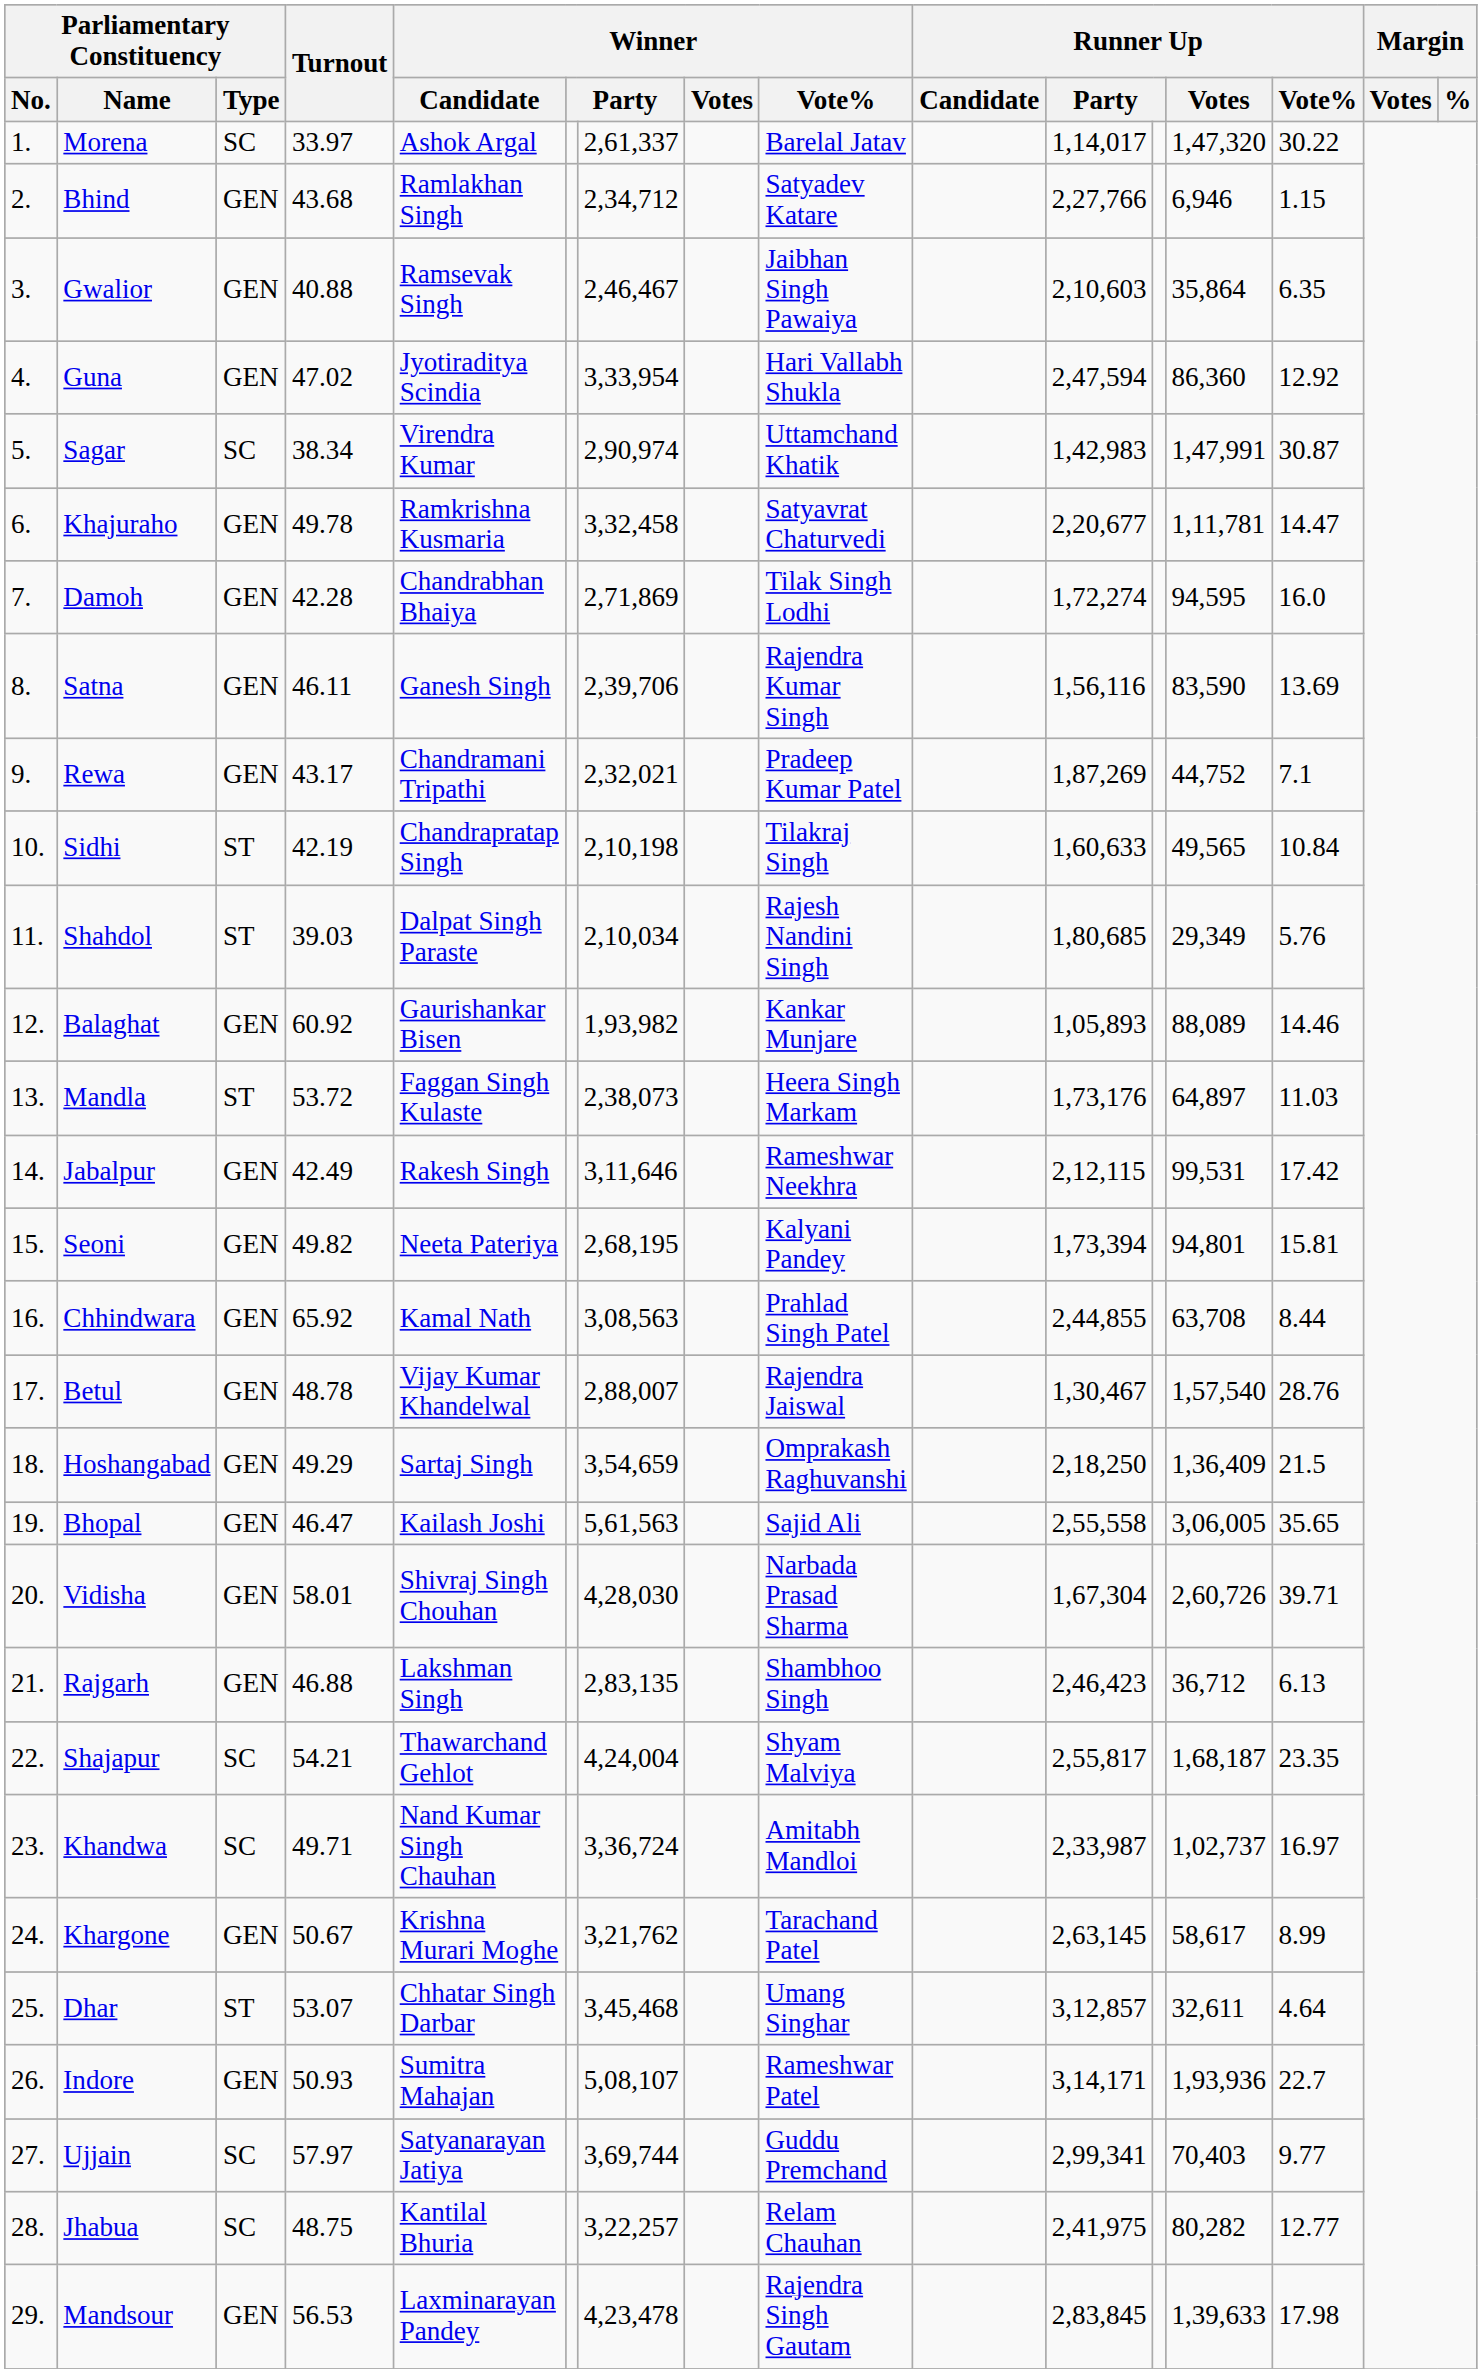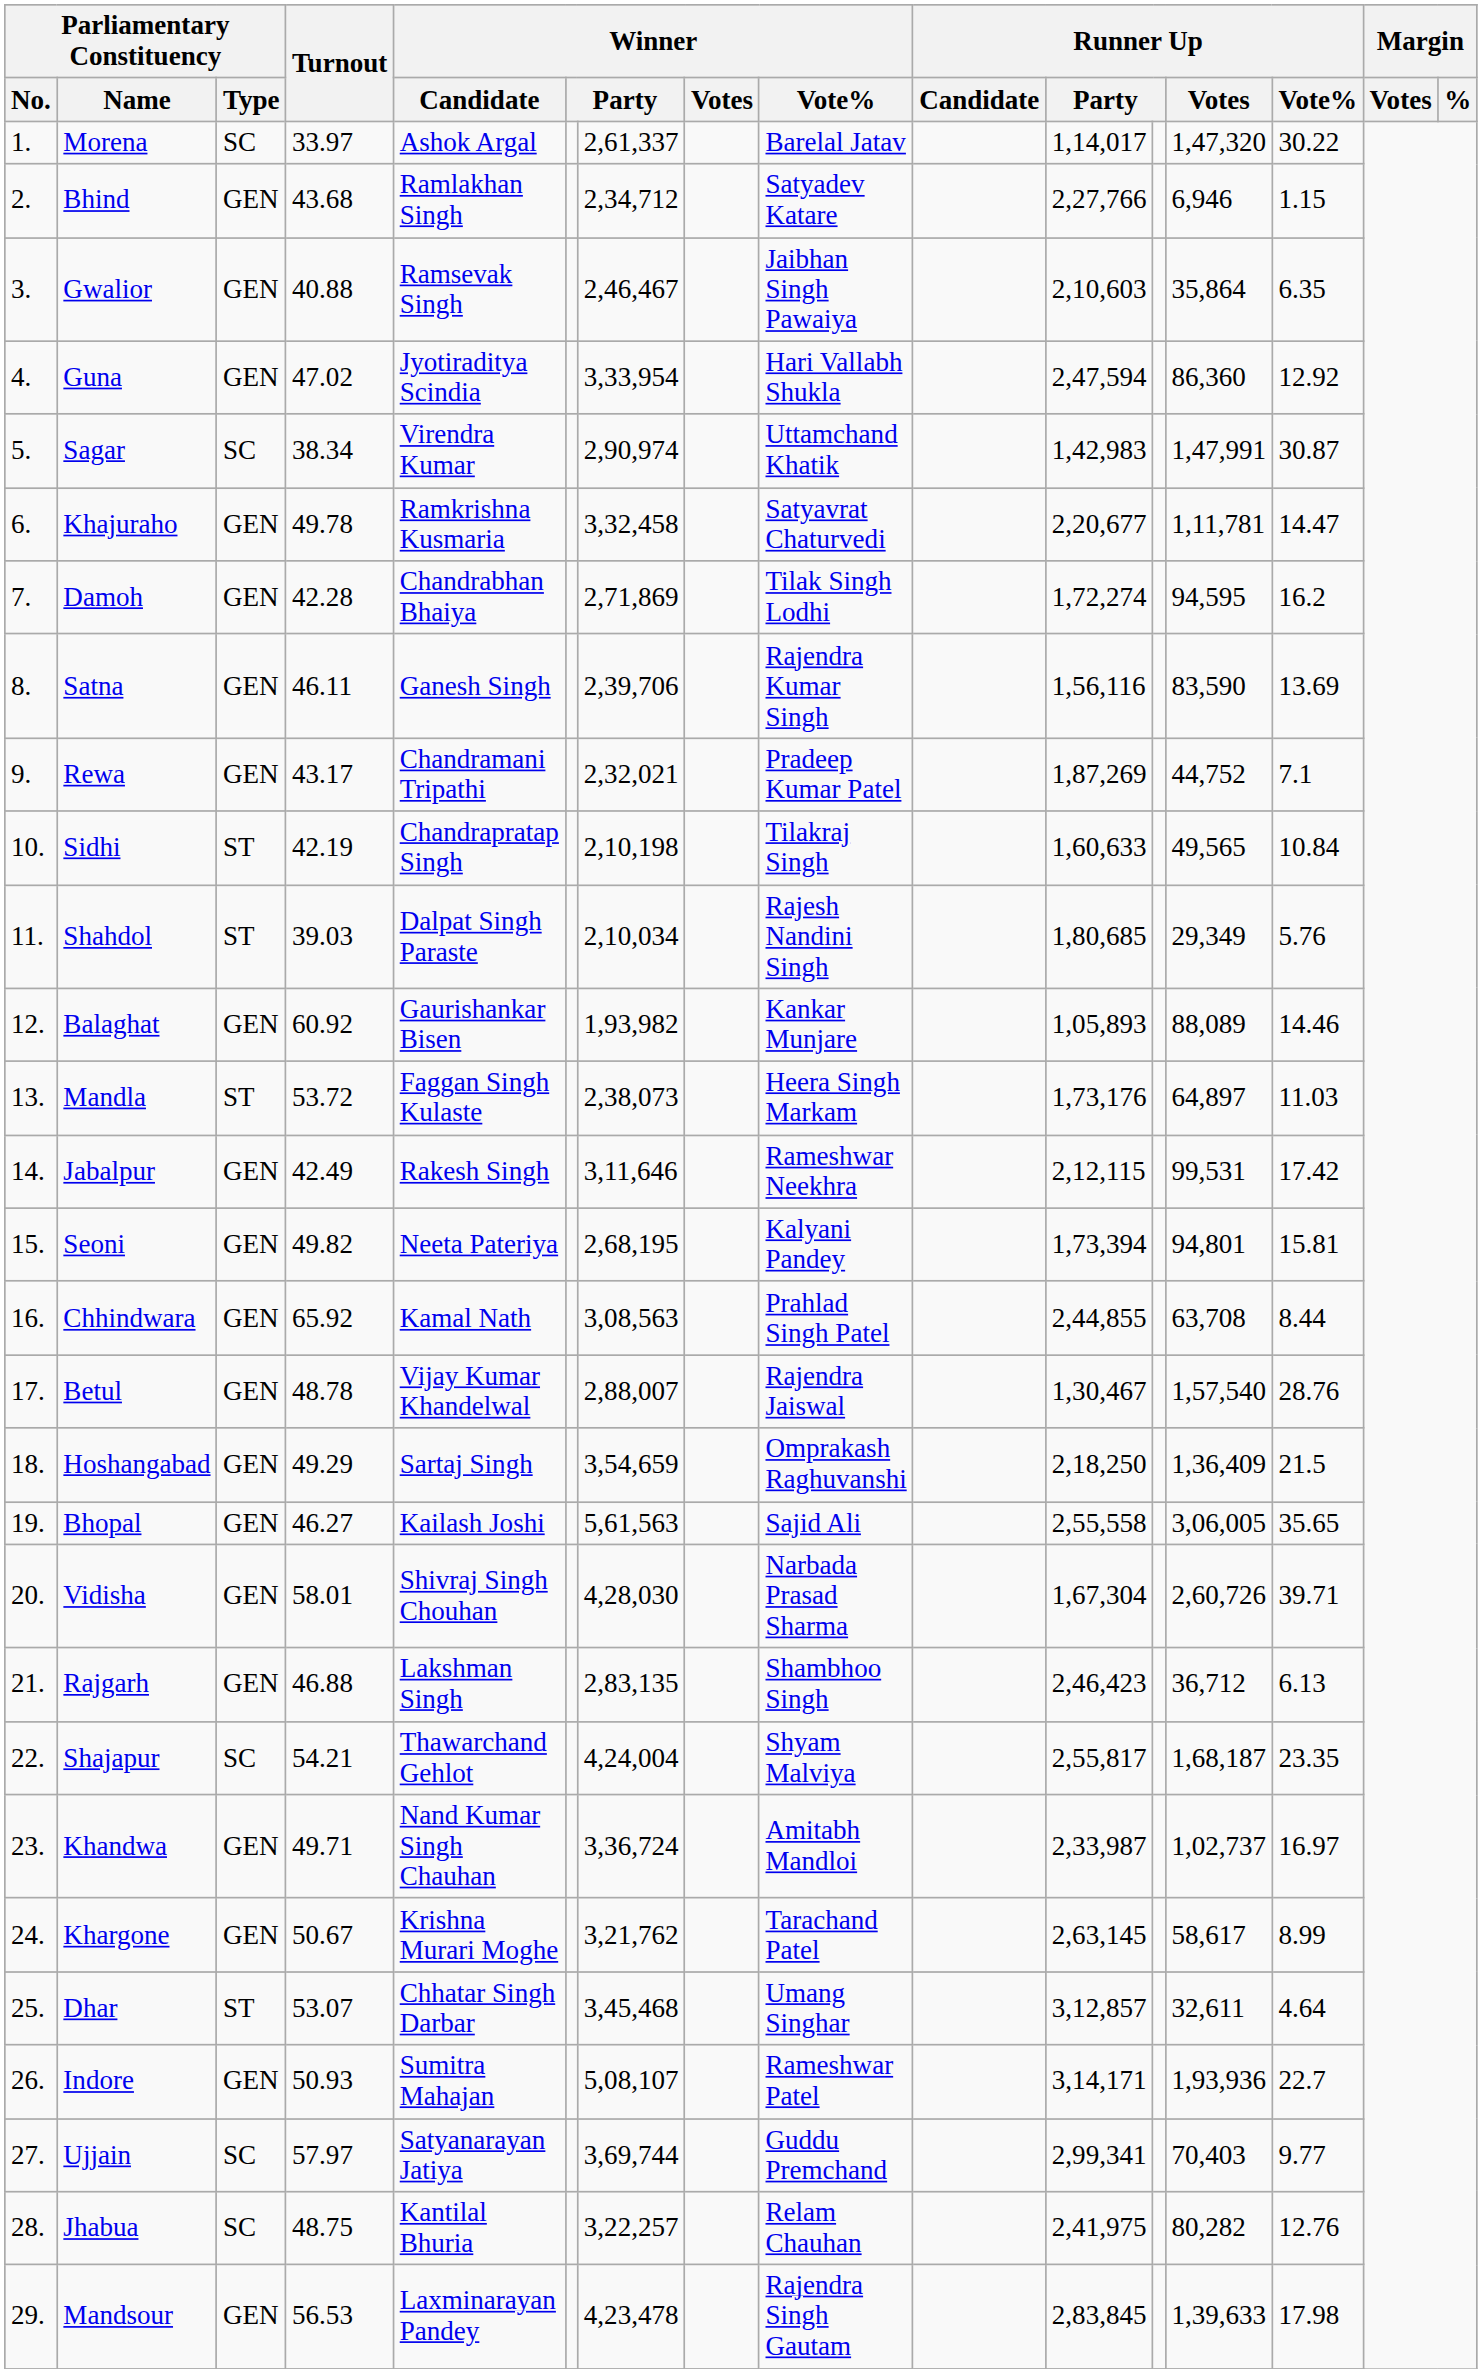(1302, 597) 16.0 -> (1302, 597) 16.2
(322, 1522) 46.47 -> (322, 1522) 46.27
(240, 1846) SC -> (251, 1846) GEN
(1309, 2227) 12.77 -> (1309, 2227) 12.76
